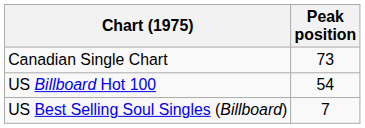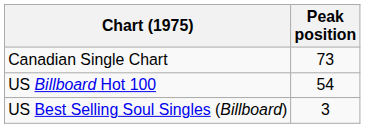(325, 110) 7 -> (325, 110) 3
